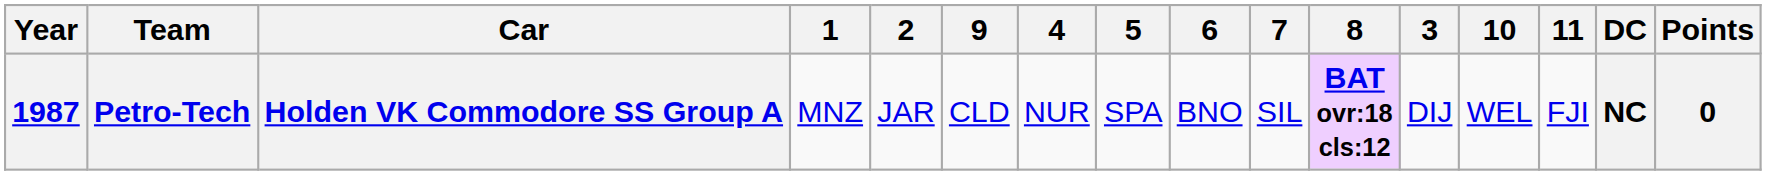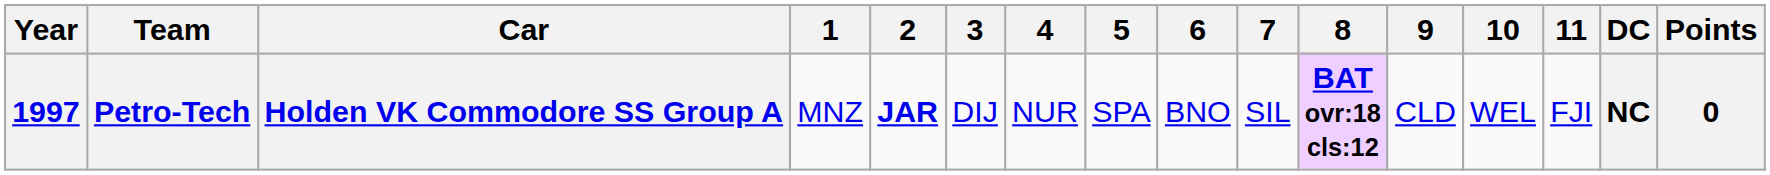columns swapped: (1430, 29) <-> (979, 29)
(46, 111) 1987 -> (46, 111) 1997
(906, 111) normal -> (908, 111) bold
